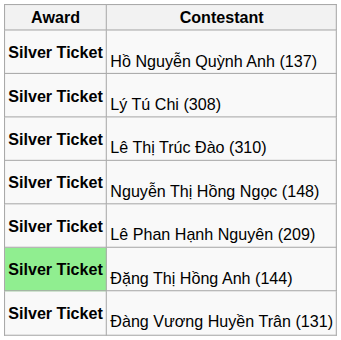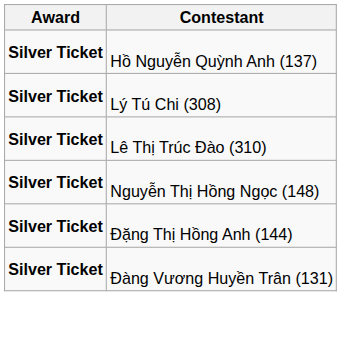- row: (213, 235)
(56, 270) lightgreen background -> (56, 226) no background
